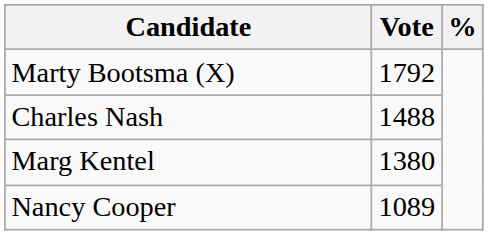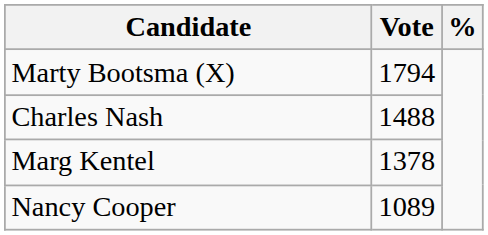(407, 71) 1792 -> (407, 71) 1794
(407, 161) 1380 -> (407, 161) 1378
